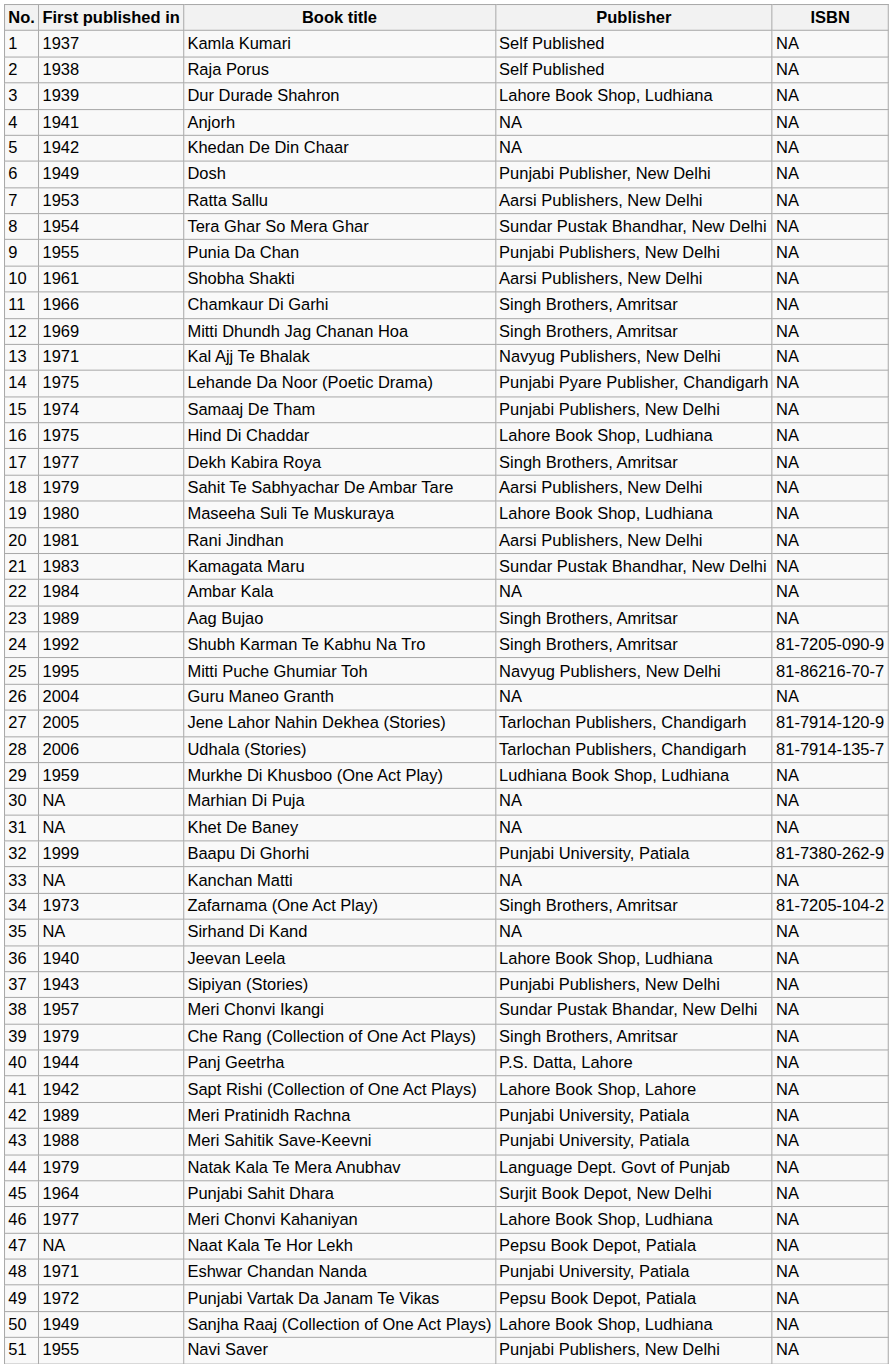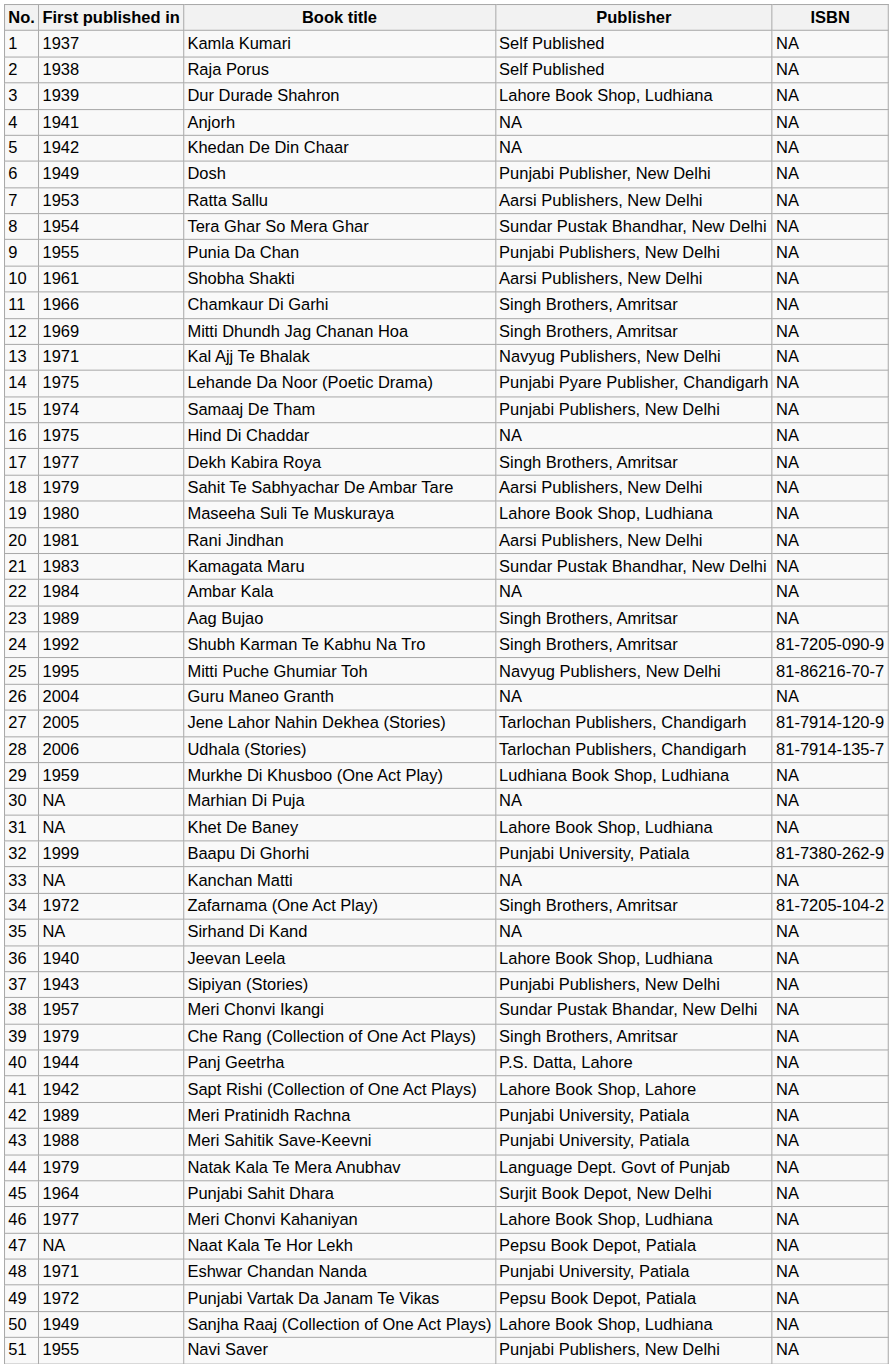(606, 435) Lahore Book Shop, Ludhiana -> (511, 435) NA
(511, 827) NA -> (606, 827) Lahore Book Shop, Ludhiana
(61, 906) 1973 -> (61, 906) 1972
